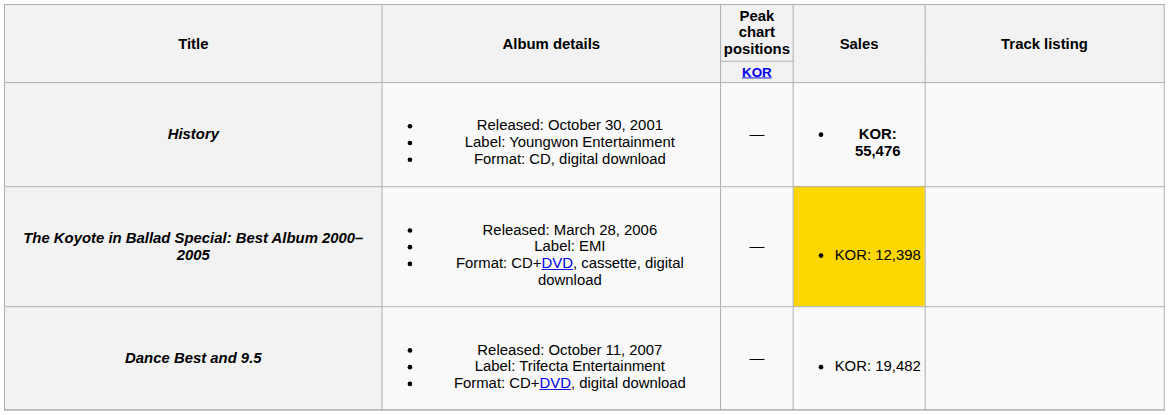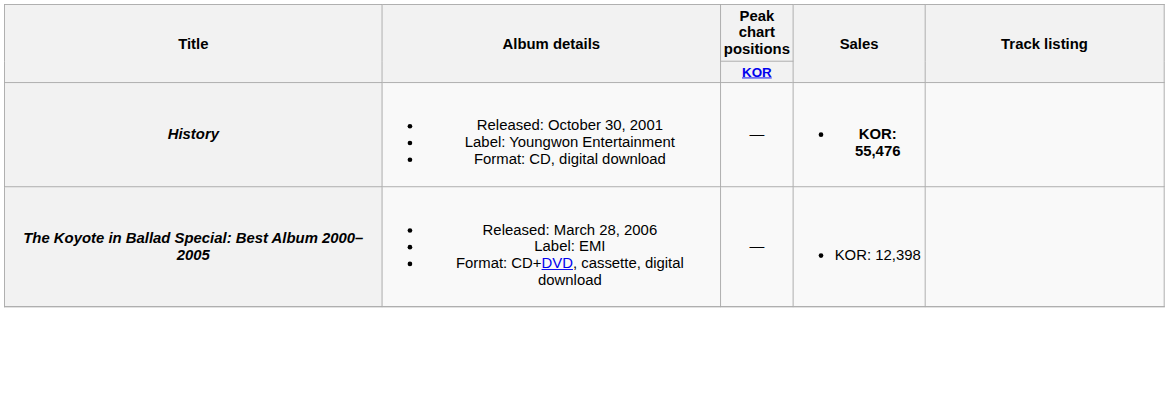(859, 255) gold background -> (859, 255) no background
- row: (193, 358)
